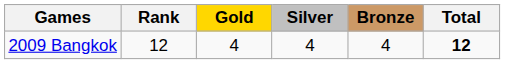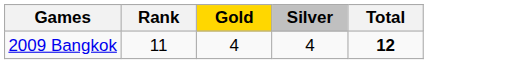- column: (386, 17)
(159, 44) 12 -> (159, 44) 11
